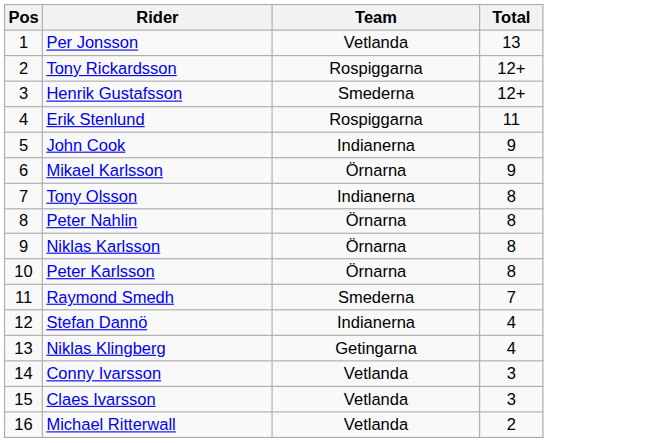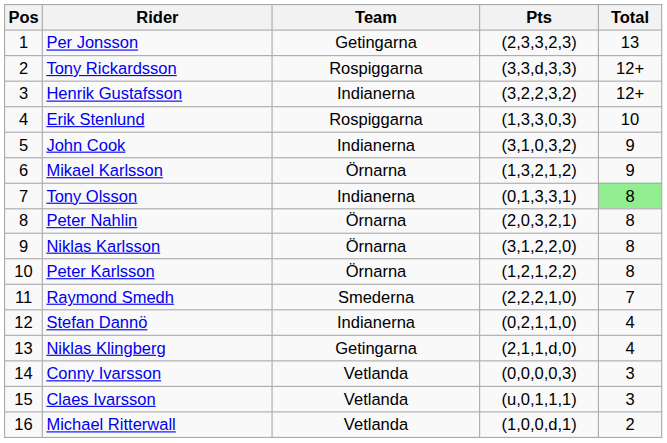+ column: (539, 17)
(376, 43) Vetlanda -> (376, 43) Getingarna
(376, 94) Smederna -> (376, 94) Indianerna
(511, 119) 11 -> (630, 119) 10
(511, 195) no background -> (630, 195) lightgreen background
